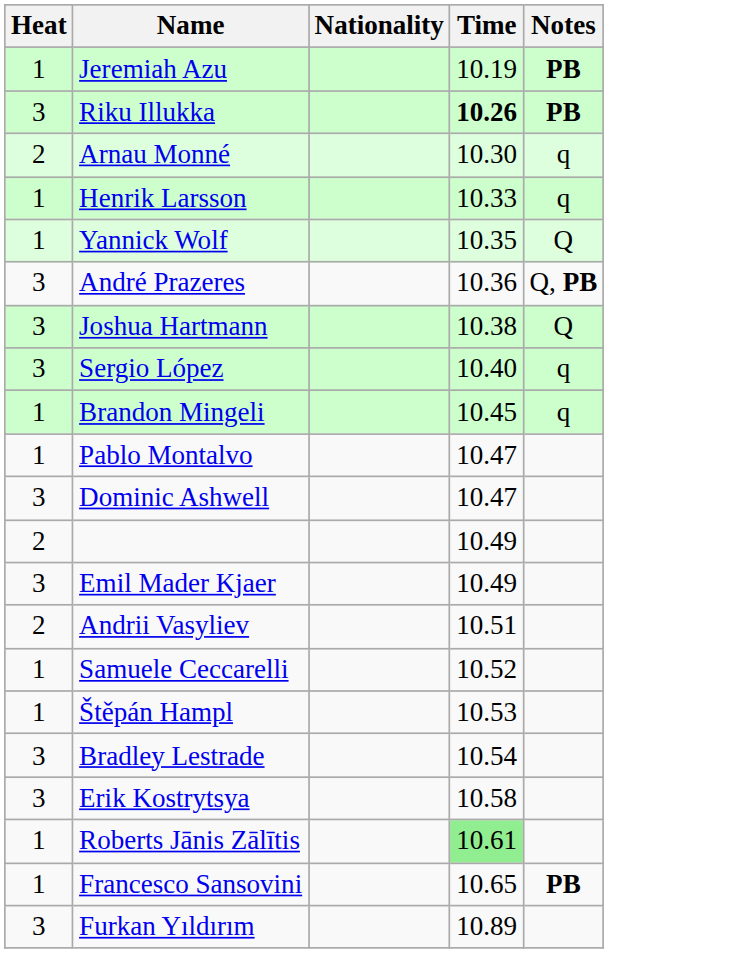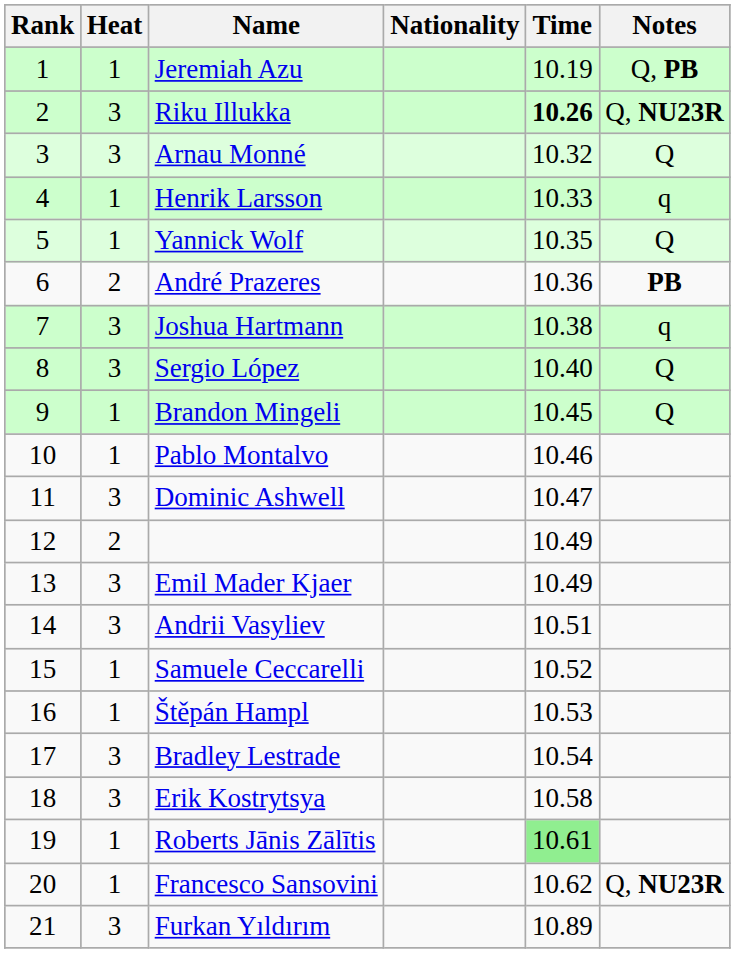+ column: (43, 25)
(563, 68) PB -> (665, 68) Q, PB
(563, 111) PB -> (665, 111) Q, NU23R
(39, 154) 2 -> (114, 154) 3
(487, 154) 10.30 -> (562, 154) 10.32
(563, 154) q -> (665, 154) Q
(39, 283) 3 -> (114, 283) 2
(563, 283) Q, PB -> (665, 283) PB
(563, 326) Q -> (665, 326) q
(563, 369) q -> (665, 369) Q
(563, 411) q -> (665, 411) Q
(487, 454) 10.47 -> (562, 454) 10.46
(39, 626) 2 -> (114, 626) 3
(487, 883) 10.65 -> (562, 883) 10.62
(563, 883) PB -> (665, 883) Q, NU23R
